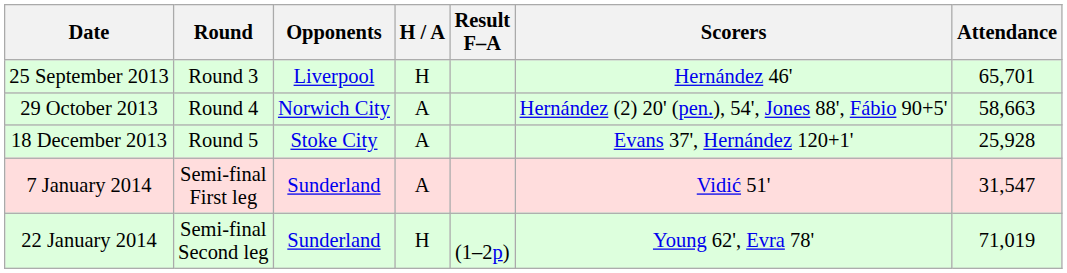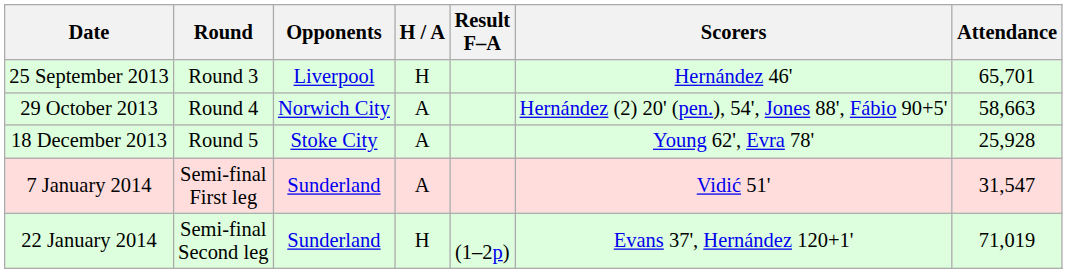(734, 141) Evans 37', Hernández 120+1' -> (734, 141) Young 62', Evra 78'
(734, 240) Young 62', Evra 78' -> (734, 240) Evans 37', Hernández 120+1'
